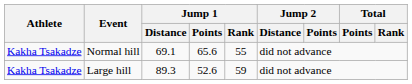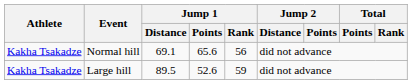(241, 51) 55 -> (241, 51) 56
(166, 70) 89.3 -> (166, 70) 89.5
